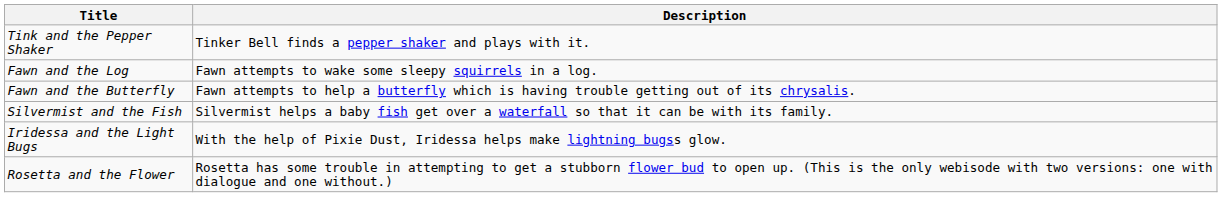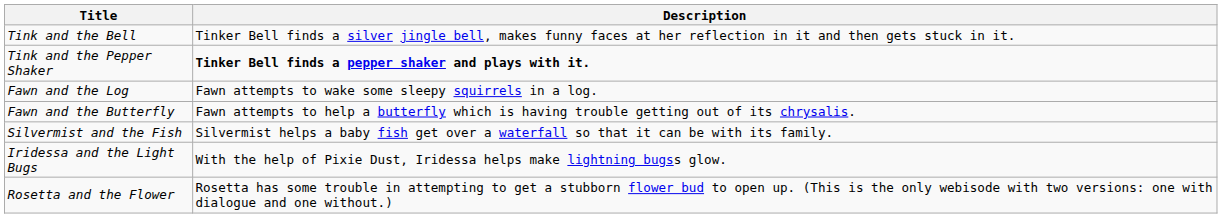+ row: (72, 35)
(393, 43) normal -> (393, 63) bold
